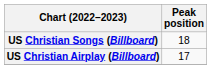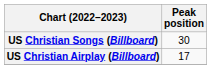(184, 40) 18 -> (184, 40) 30
